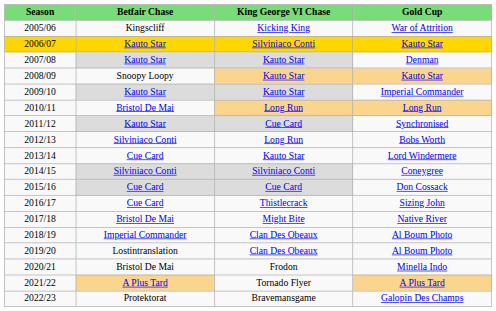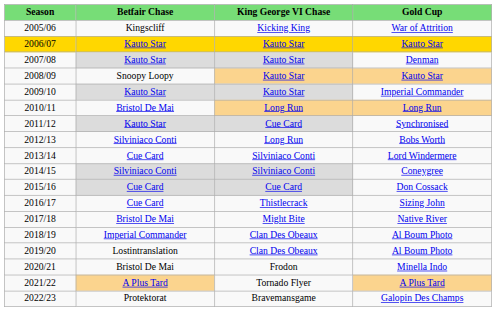(284, 44) Silviniaco Conti -> (284, 44) Kauto Star
(284, 156) Kauto Star -> (284, 156) Silviniaco Conti
